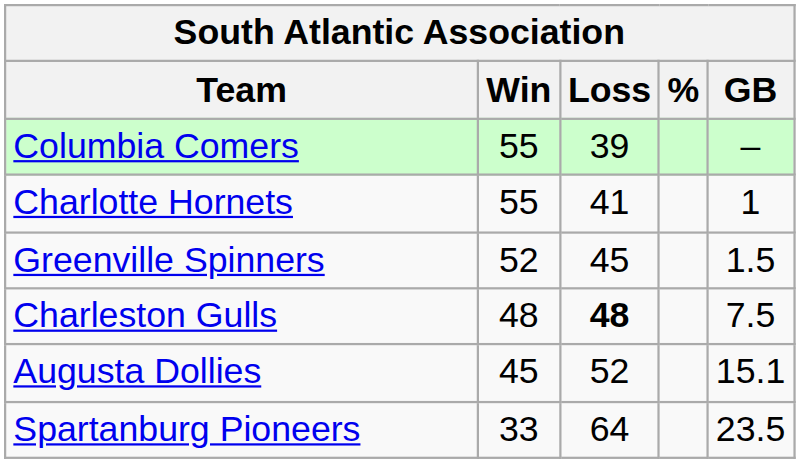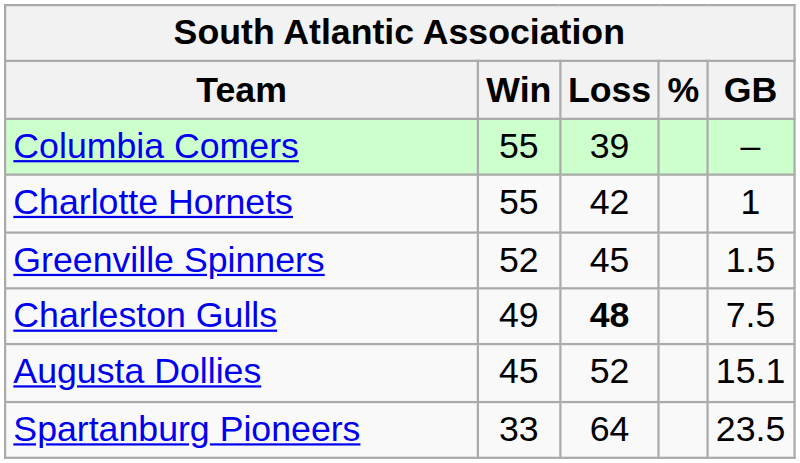(609, 202) 41 -> (609, 202) 42
(519, 315) 48 -> (519, 315) 49
